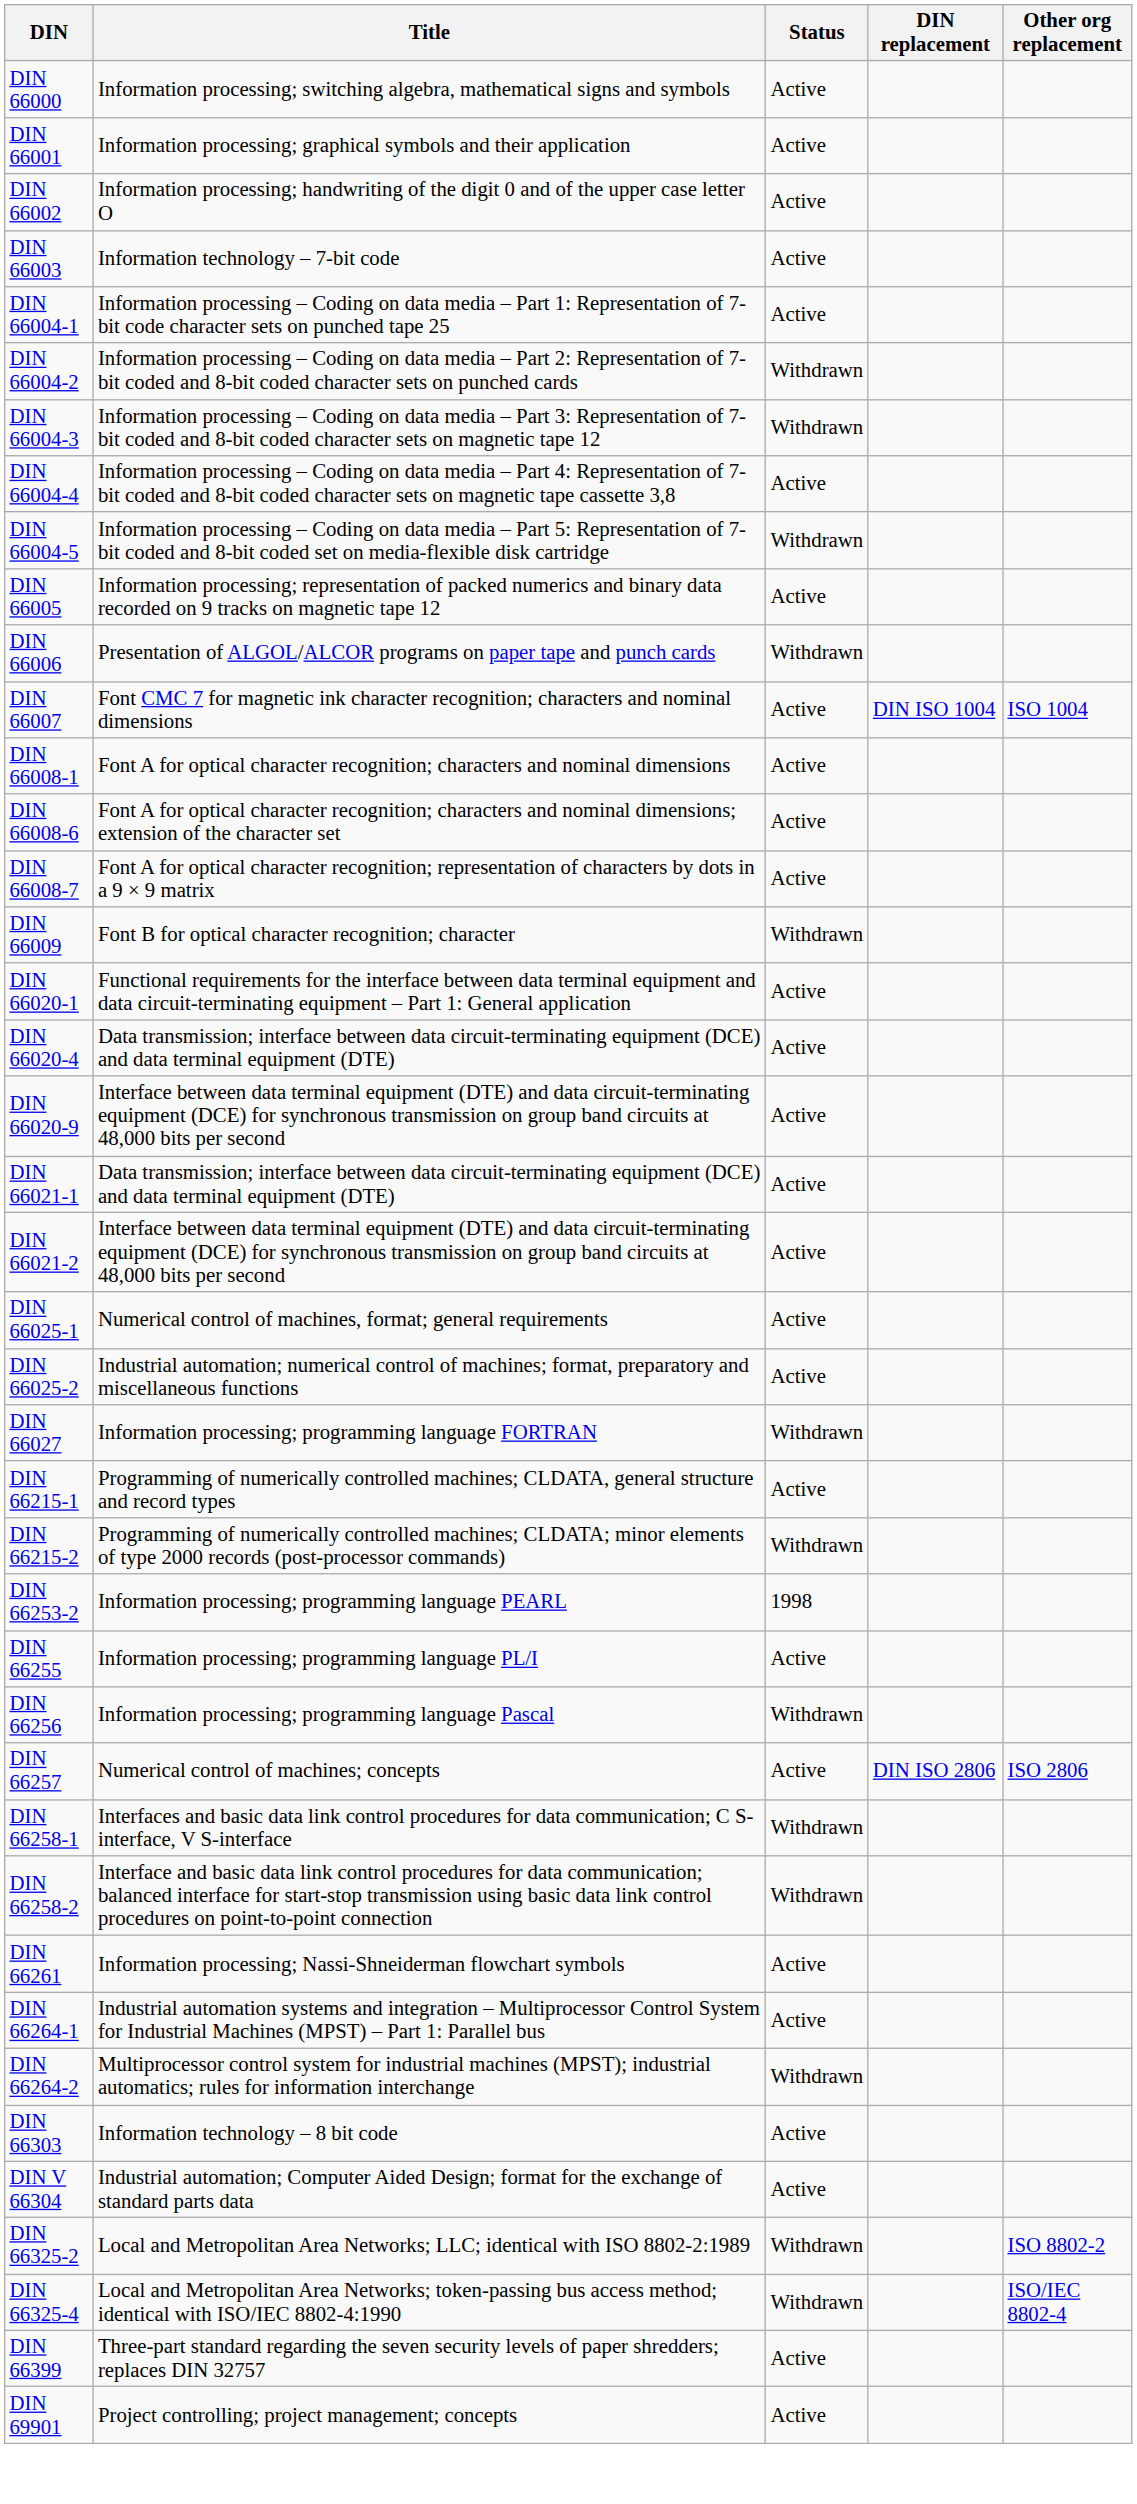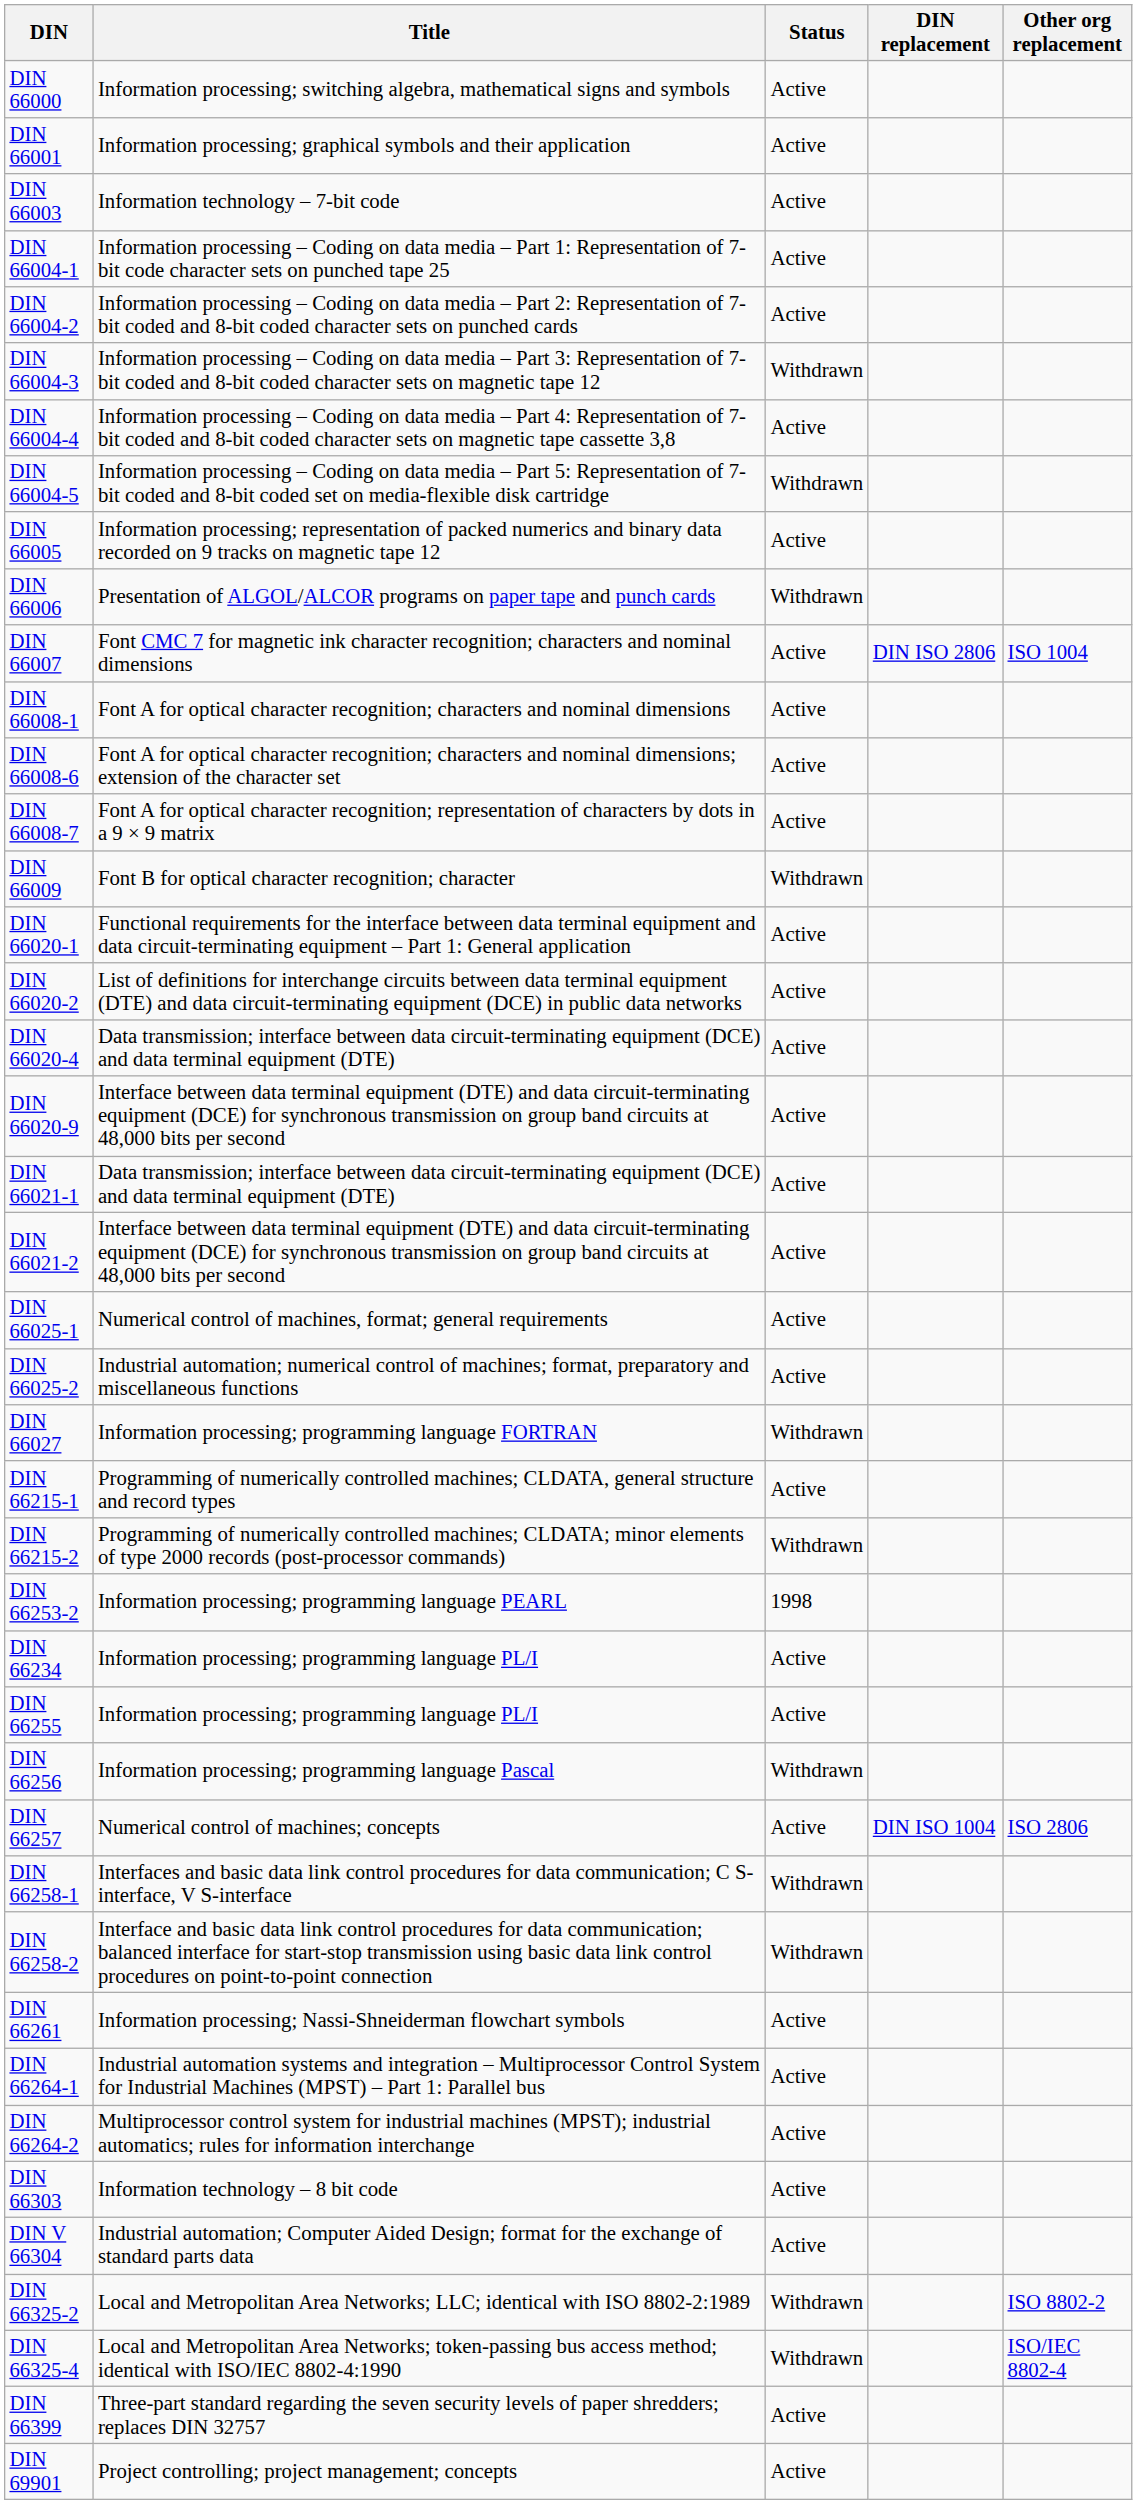- row: (35, 201)
(817, 371) Withdrawn -> (798, 314) Active
(934, 709) DIN ISO 1004 -> (934, 652) DIN ISO 2806
+ row: (44, 991)
+ row: (35, 1658)
(934, 1771) DIN ISO 2806 -> (934, 1827) DIN ISO 1004
(817, 2076) Withdrawn -> (798, 2132) Active
